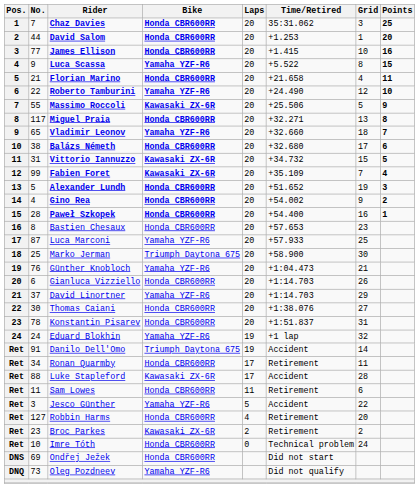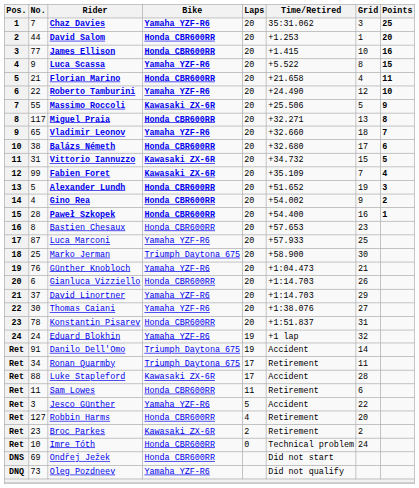(180, 25) Honda CBR600RR -> (177, 25) Yamaha YZF-R6
(180, 310) Honda CBR600RR -> (177, 310) Yamaha YZF-R6
(180, 364) Honda CBR600RR -> (192, 364) Triumph Daytona 675
